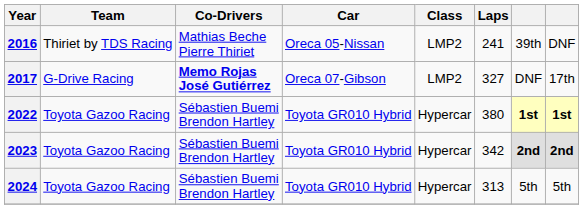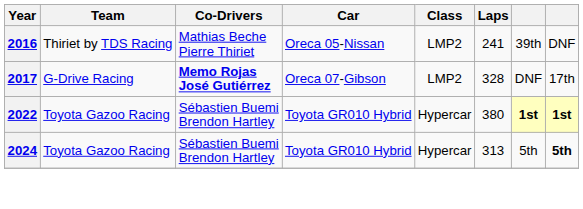(493, 79) 327 -> (493, 79) 328
- row: (22, 151)
(562, 186) normal -> (562, 151) bold
